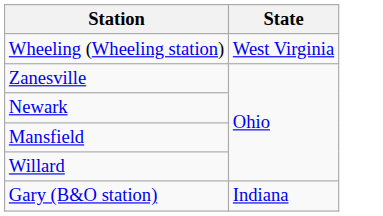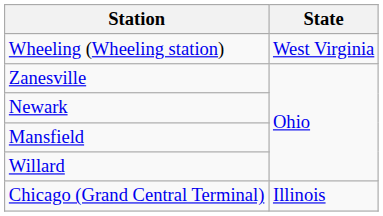- row: (83, 195)
+ row: (137, 195)
